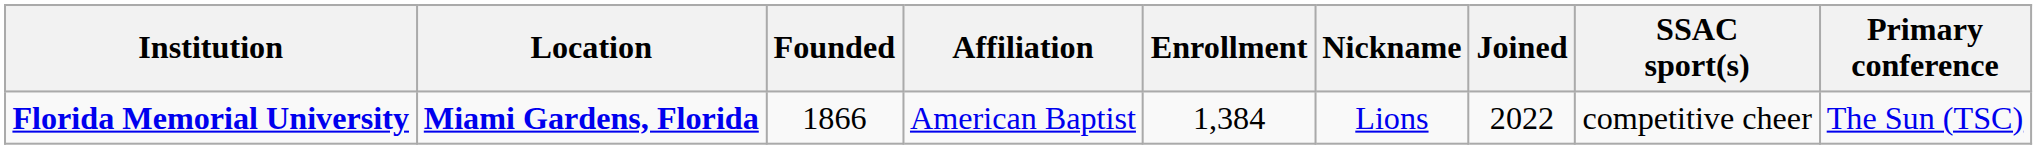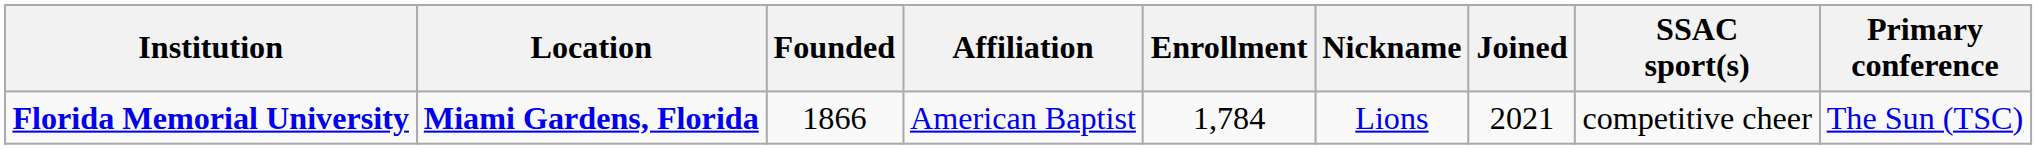(1229, 117) 1,384 -> (1229, 117) 1,784
(1522, 117) 2022 -> (1522, 117) 2021
